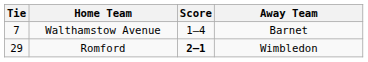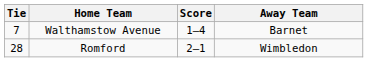(17, 48) 29 -> (17, 48) 28
(196, 48) bold -> (196, 48) normal
